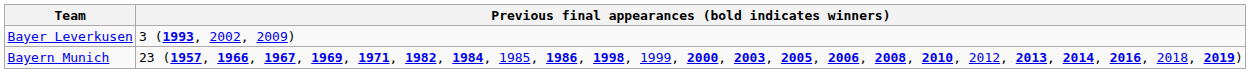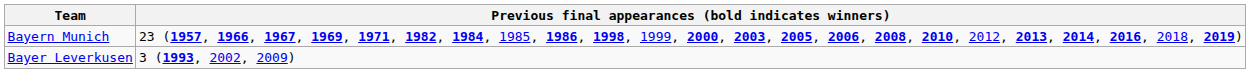rows swapped: (70, 36) <-> (58, 57)
